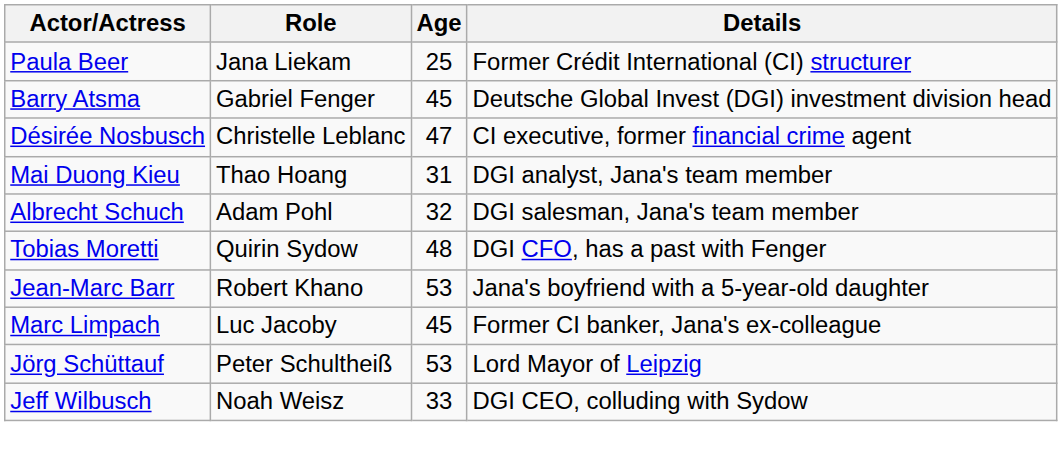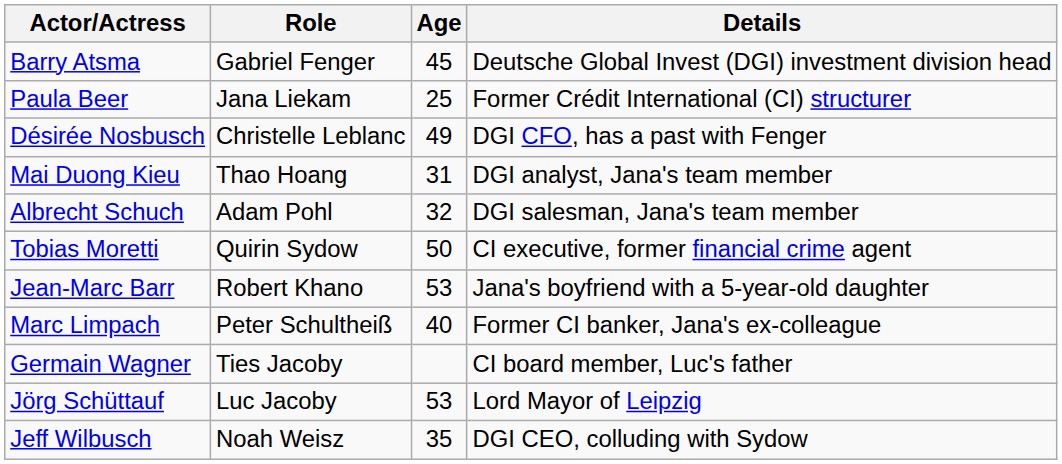rows swapped: (69, 61) <-> (75, 99)
(439, 136) 47 -> (439, 136) 49
(692, 136) CI executive, former financial crime agent -> (649, 136) DGI CFO, has a past with Fenger
(439, 250) 48 -> (439, 250) 50
(649, 250) DGI CFO, has a past with Fenger -> (692, 250) CI executive, former financial crime agent
(276, 325) Luc Jacoby -> (304, 325) Peter Schultheiß
(439, 325) 45 -> (439, 325) 40
+ row: (101, 363)
(304, 363) Peter Schultheiß -> (276, 401) Luc Jacoby
(439, 401) 33 -> (439, 439) 35
